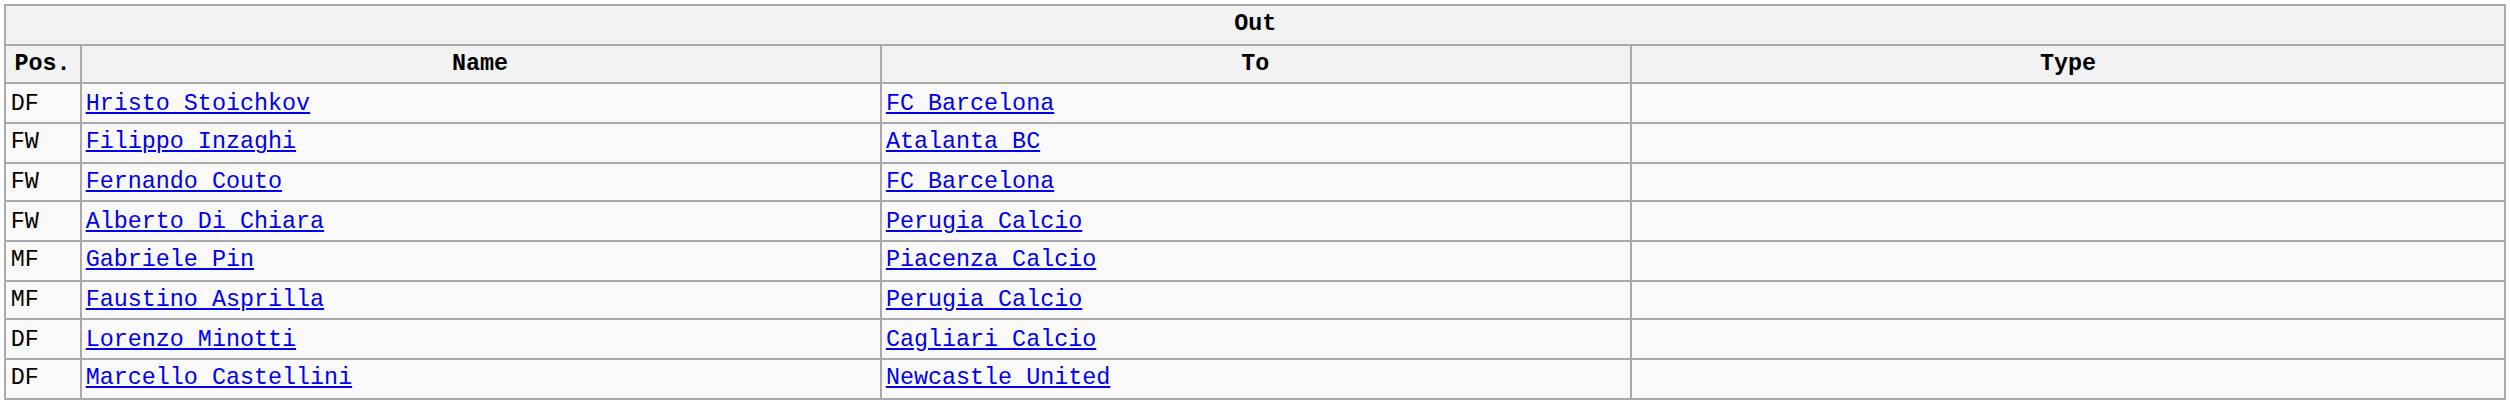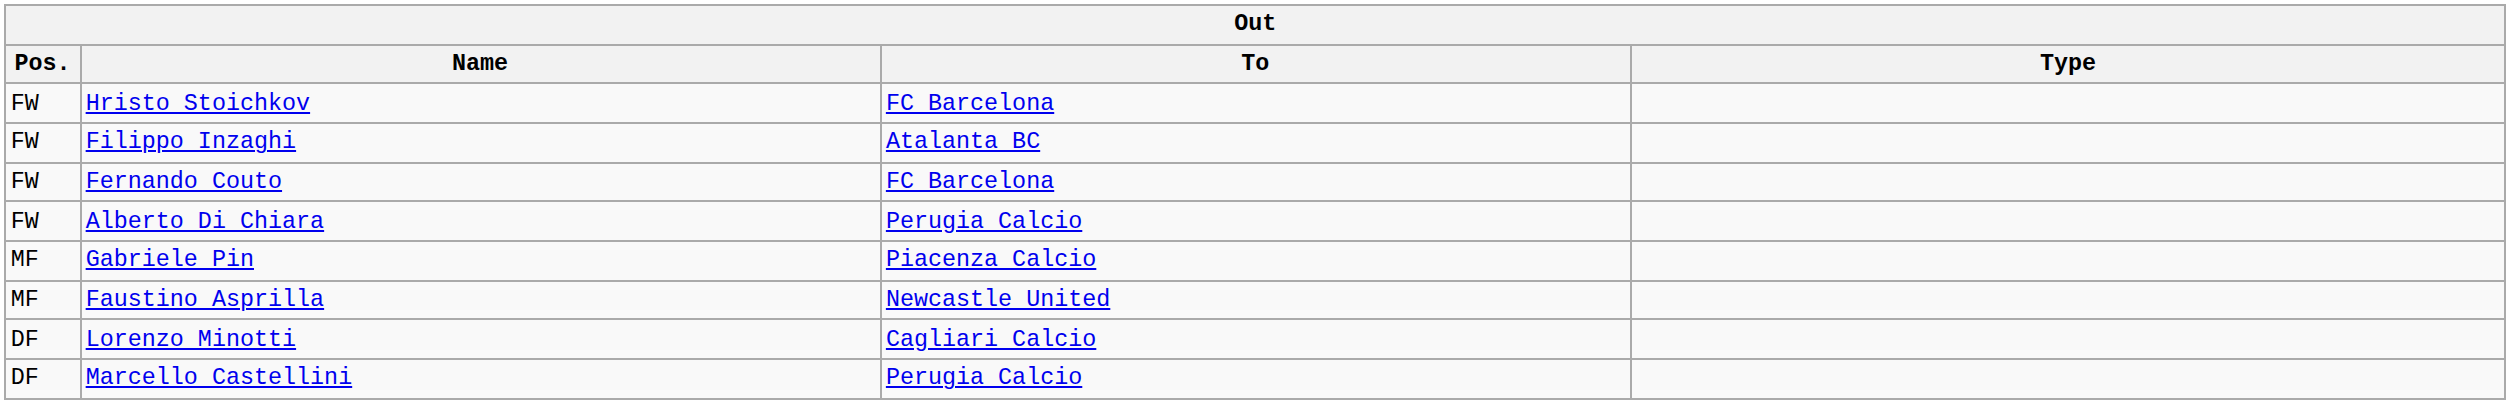(25, 103) DF -> (25, 103) FW
(984, 300) Perugia Calcio -> (998, 300) Newcastle United
(998, 378) Newcastle United -> (984, 378) Perugia Calcio
